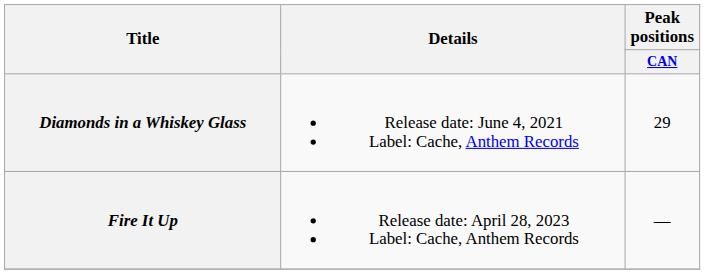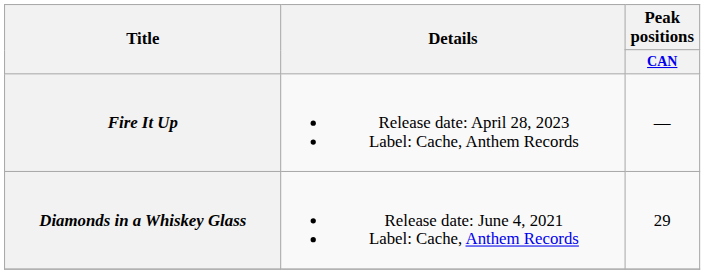rows swapped: (143, 122) <-> (143, 220)
